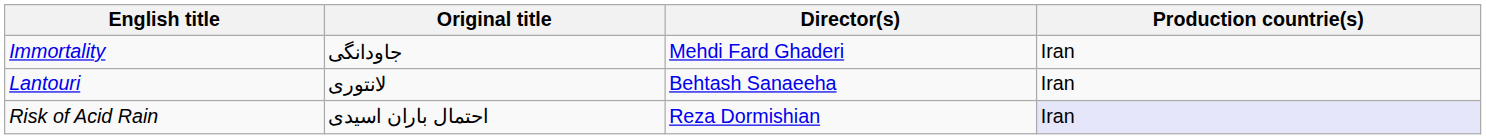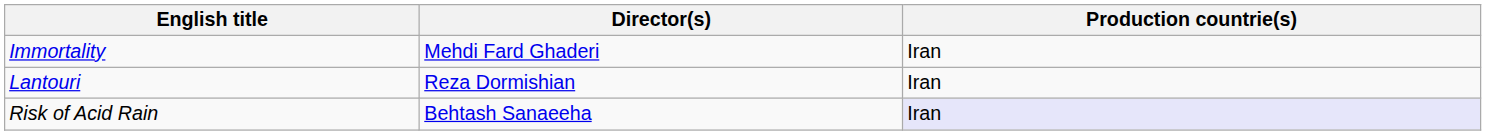- column: (494, 20)
(753, 84) Behtash Sanaeeha -> (500, 82) Reza Dormishian
(745, 116) Reza Dormishian -> (508, 113) Behtash Sanaeeha
